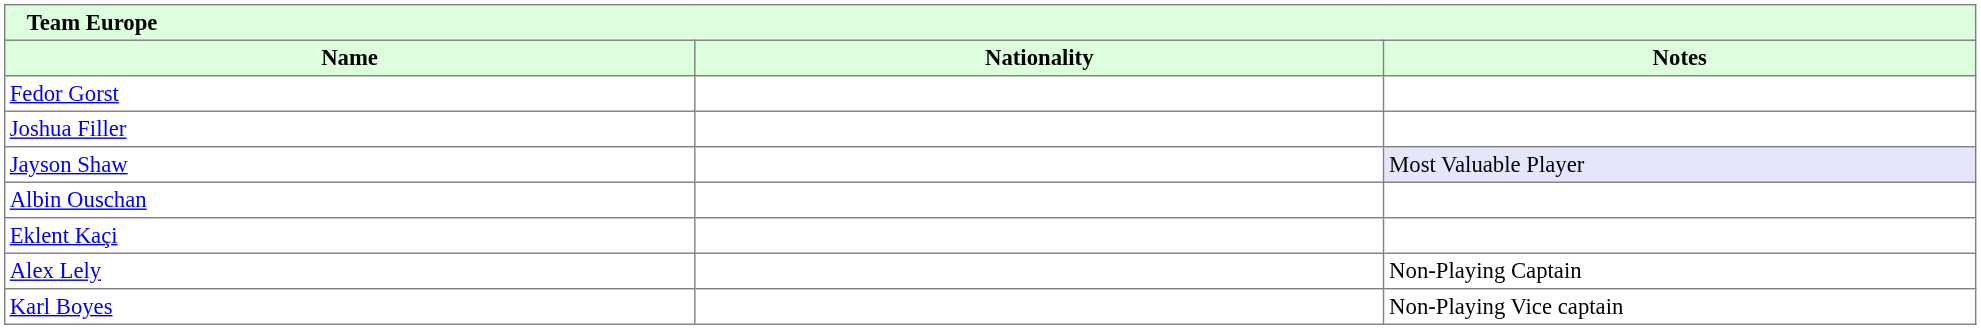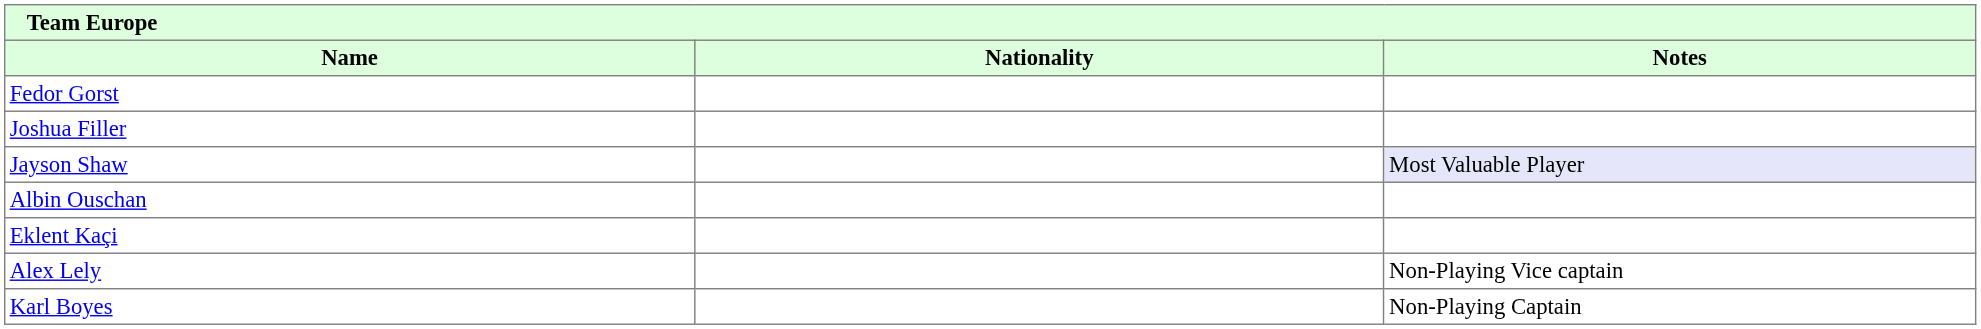(1485, 270) Non-Playing Captain -> (1506, 270) Non-Playing Vice captain
(1506, 306) Non-Playing Vice captain -> (1485, 306) Non-Playing Captain
